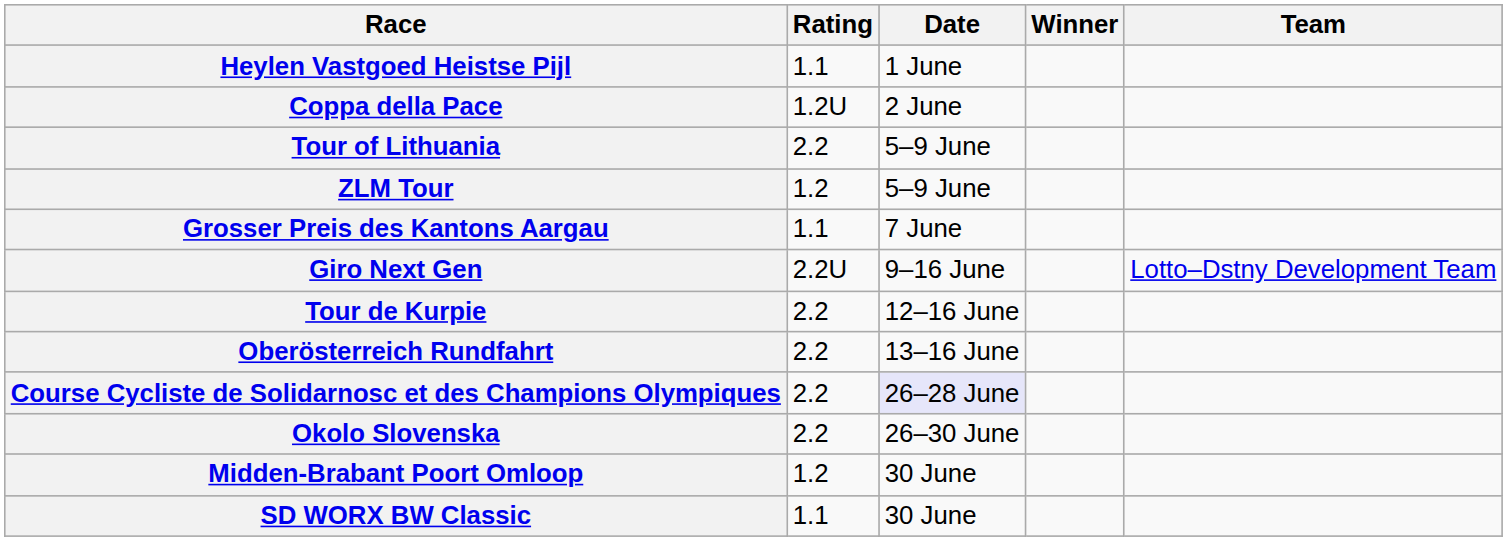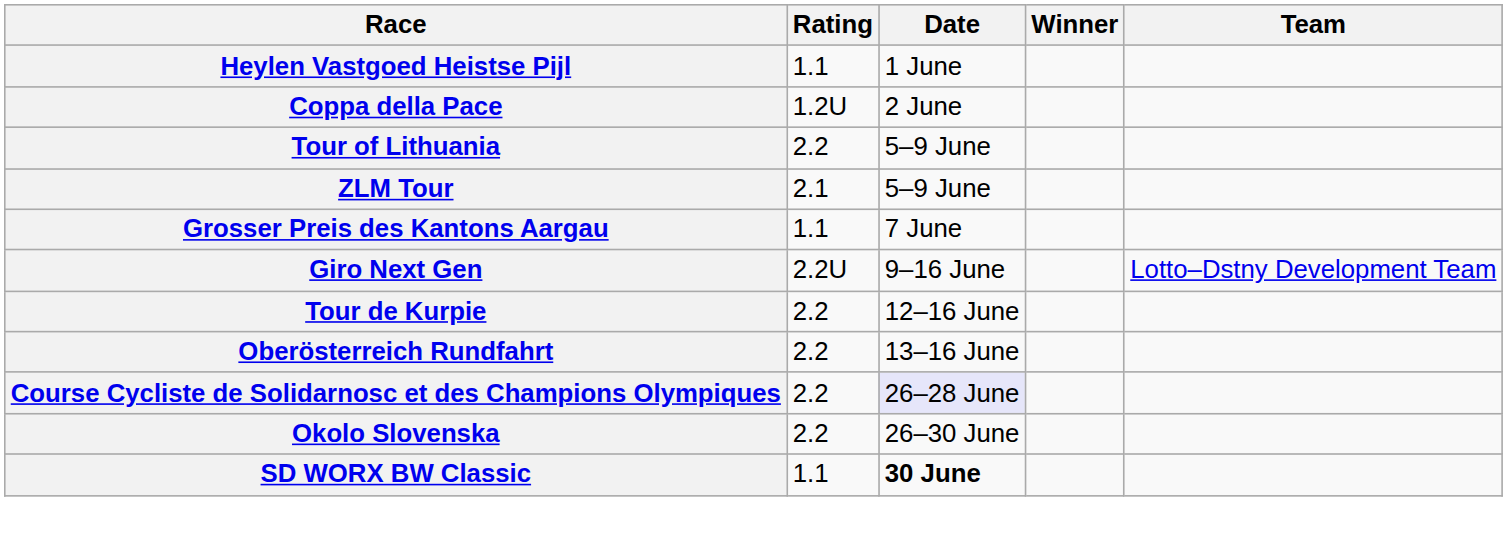(811, 188) 1.2 -> (811, 188) 2.1
- row: (396, 474)
(931, 515) normal -> (933, 474) bold
